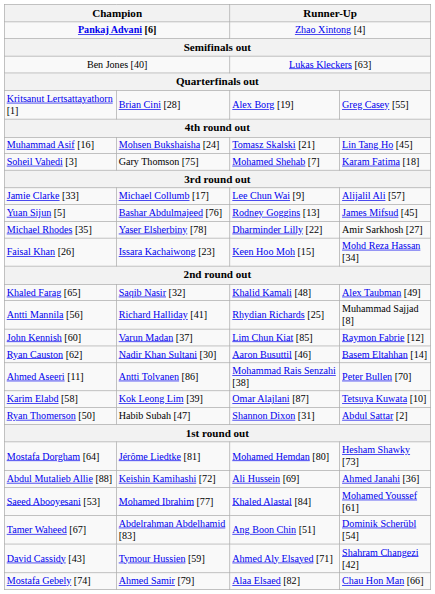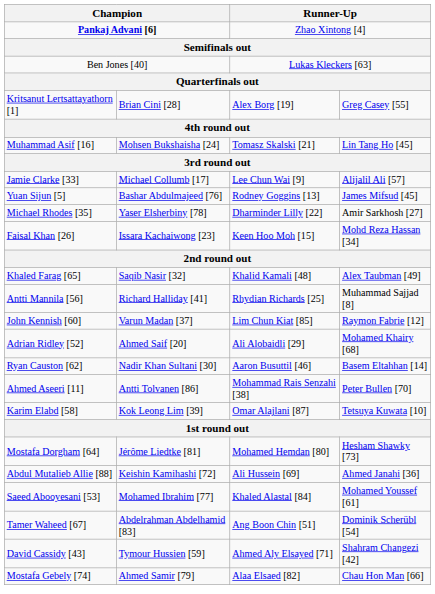- row: (42, 162)
+ row: (45, 344)
- row: (51, 416)
